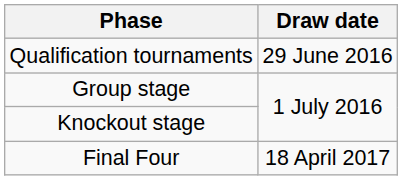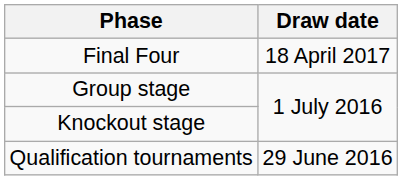rows swapped: (131, 55) <-> (131, 157)
